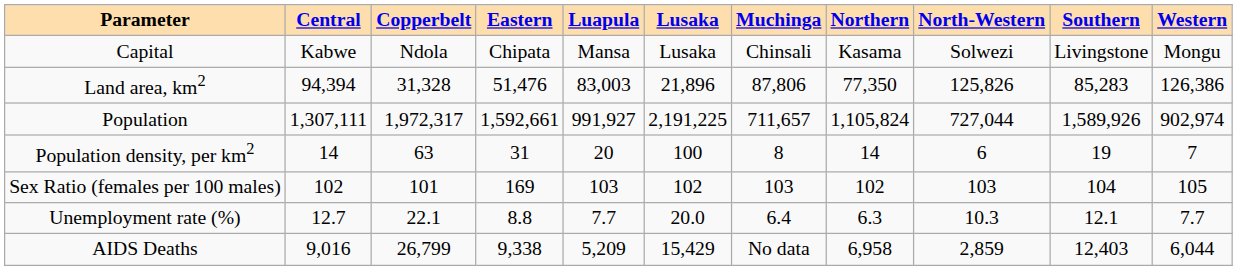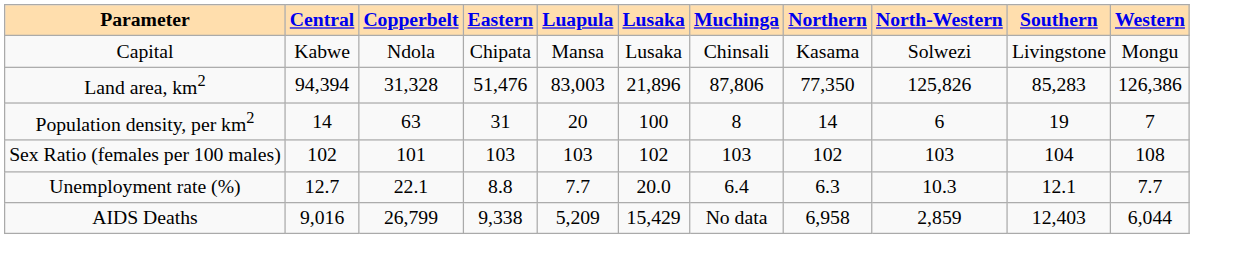- row: (145, 119)
(520, 186) 169 -> (500, 155) 103
(1192, 186) 105 -> (1150, 155) 108
